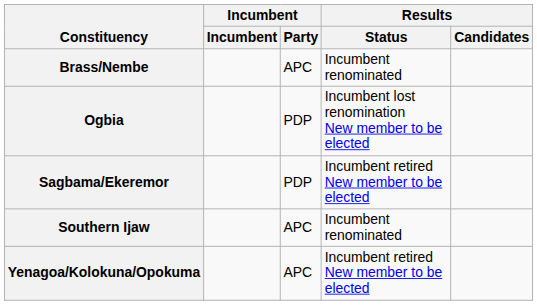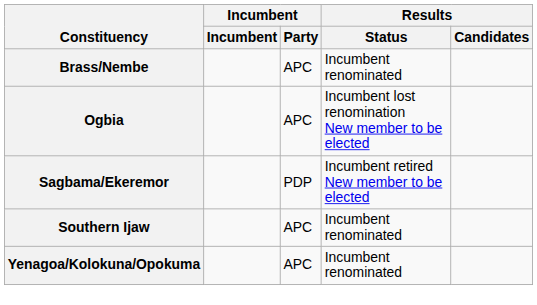(298, 120) PDP -> (298, 120) APC
(383, 273) Incumbent retired New member to be elected -> (363, 265) Incumbent renominated
